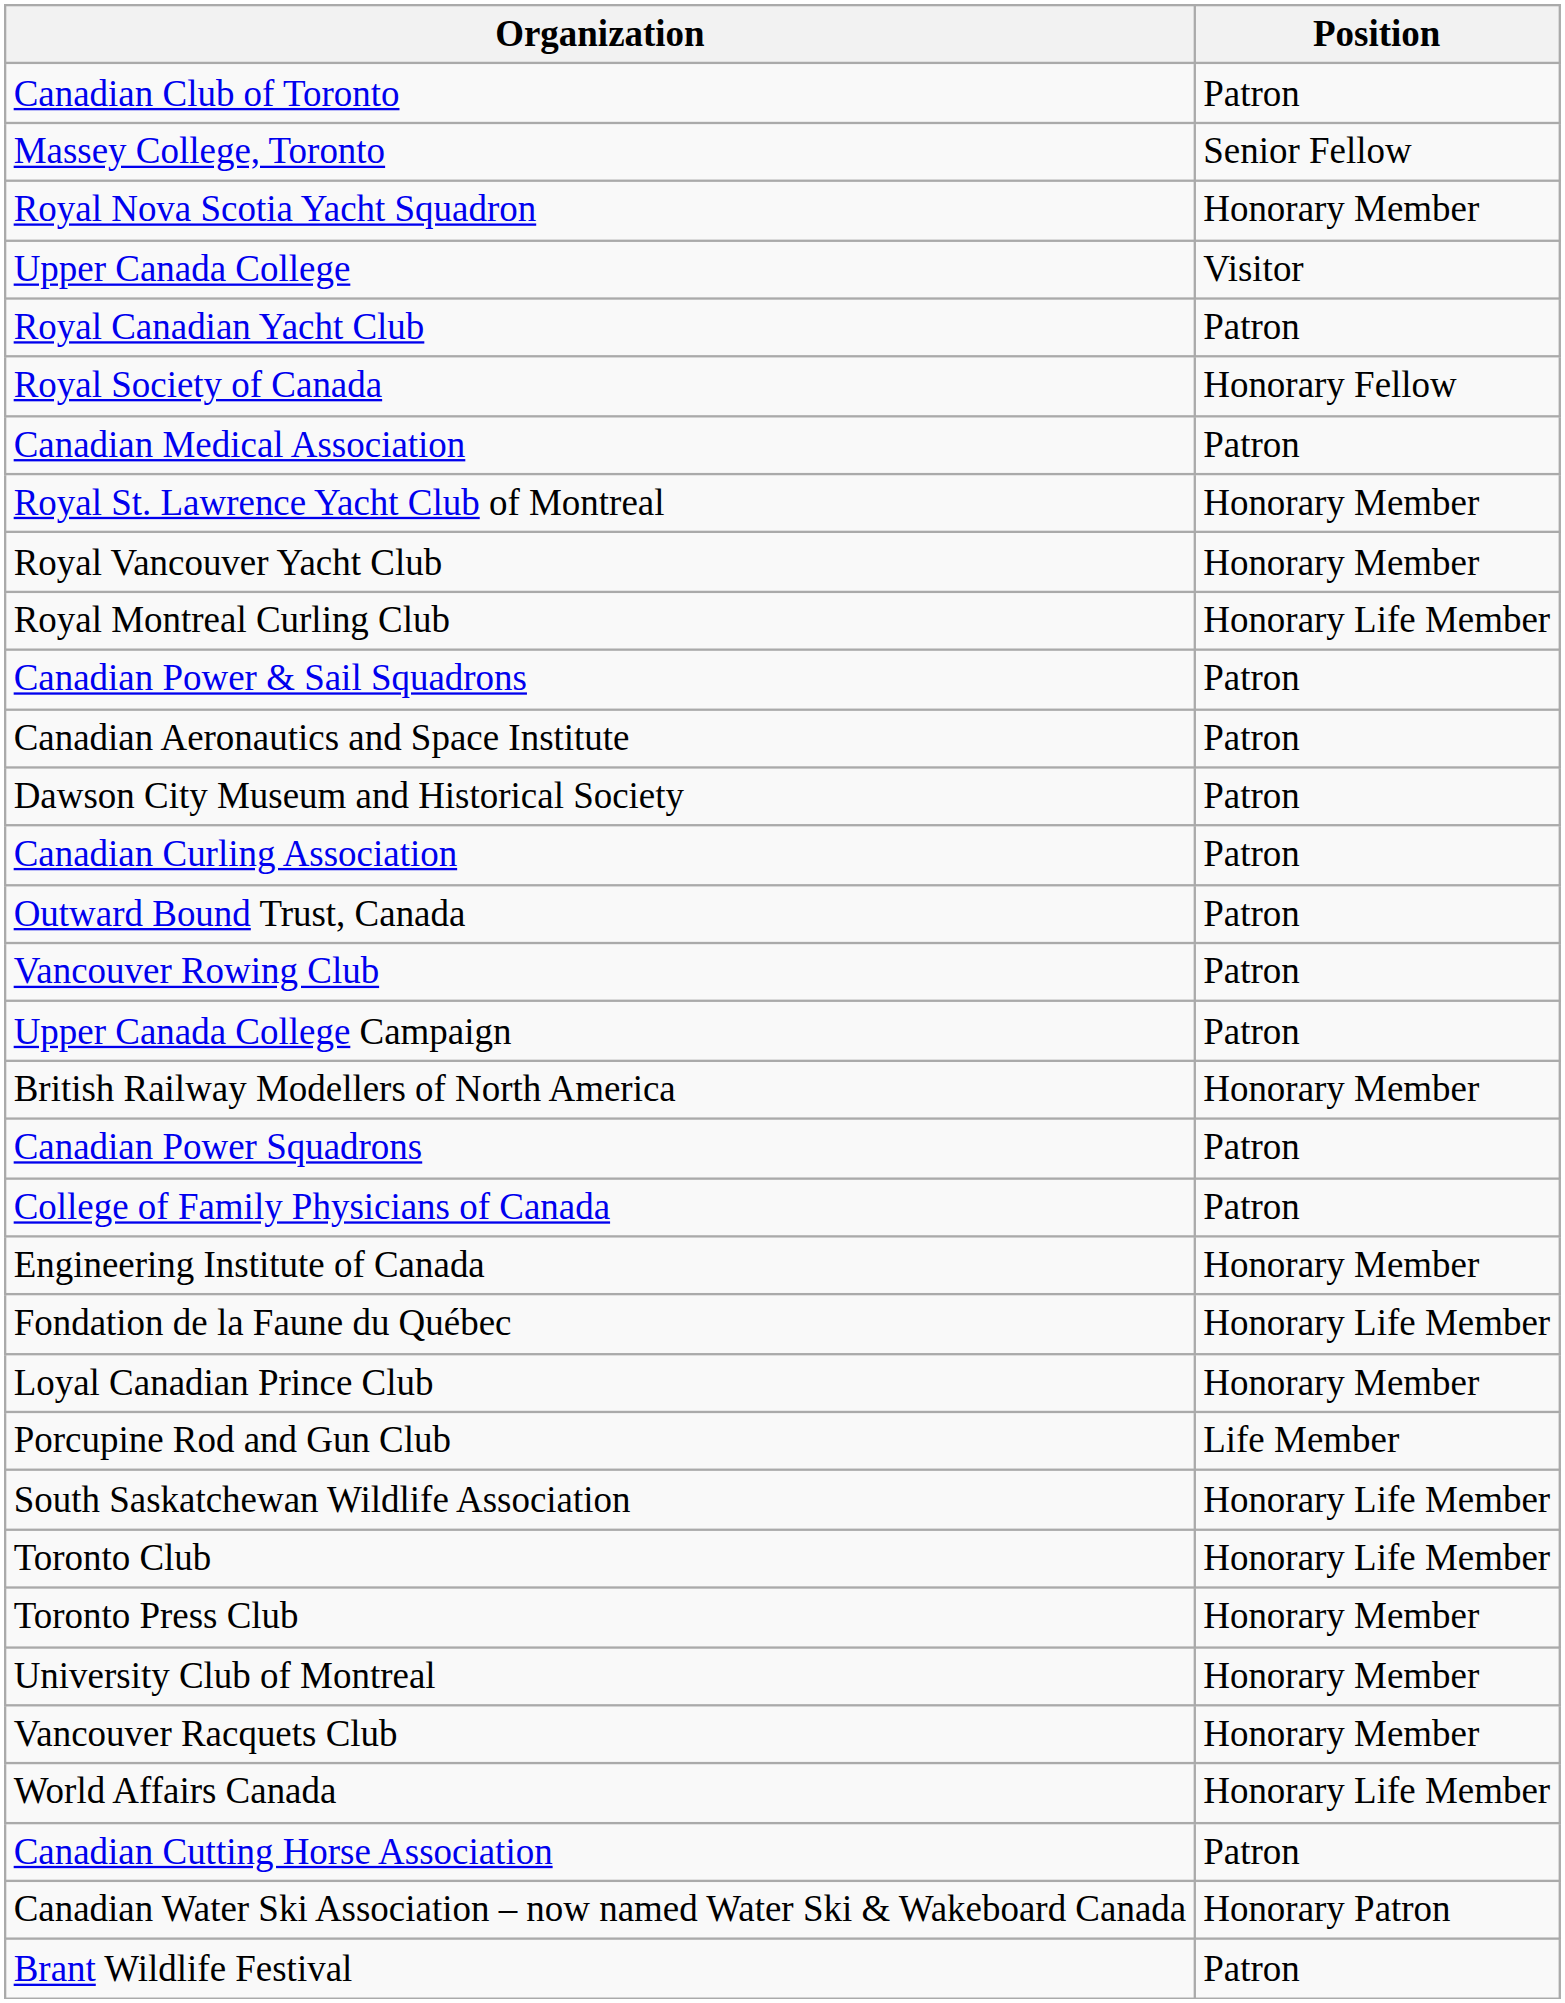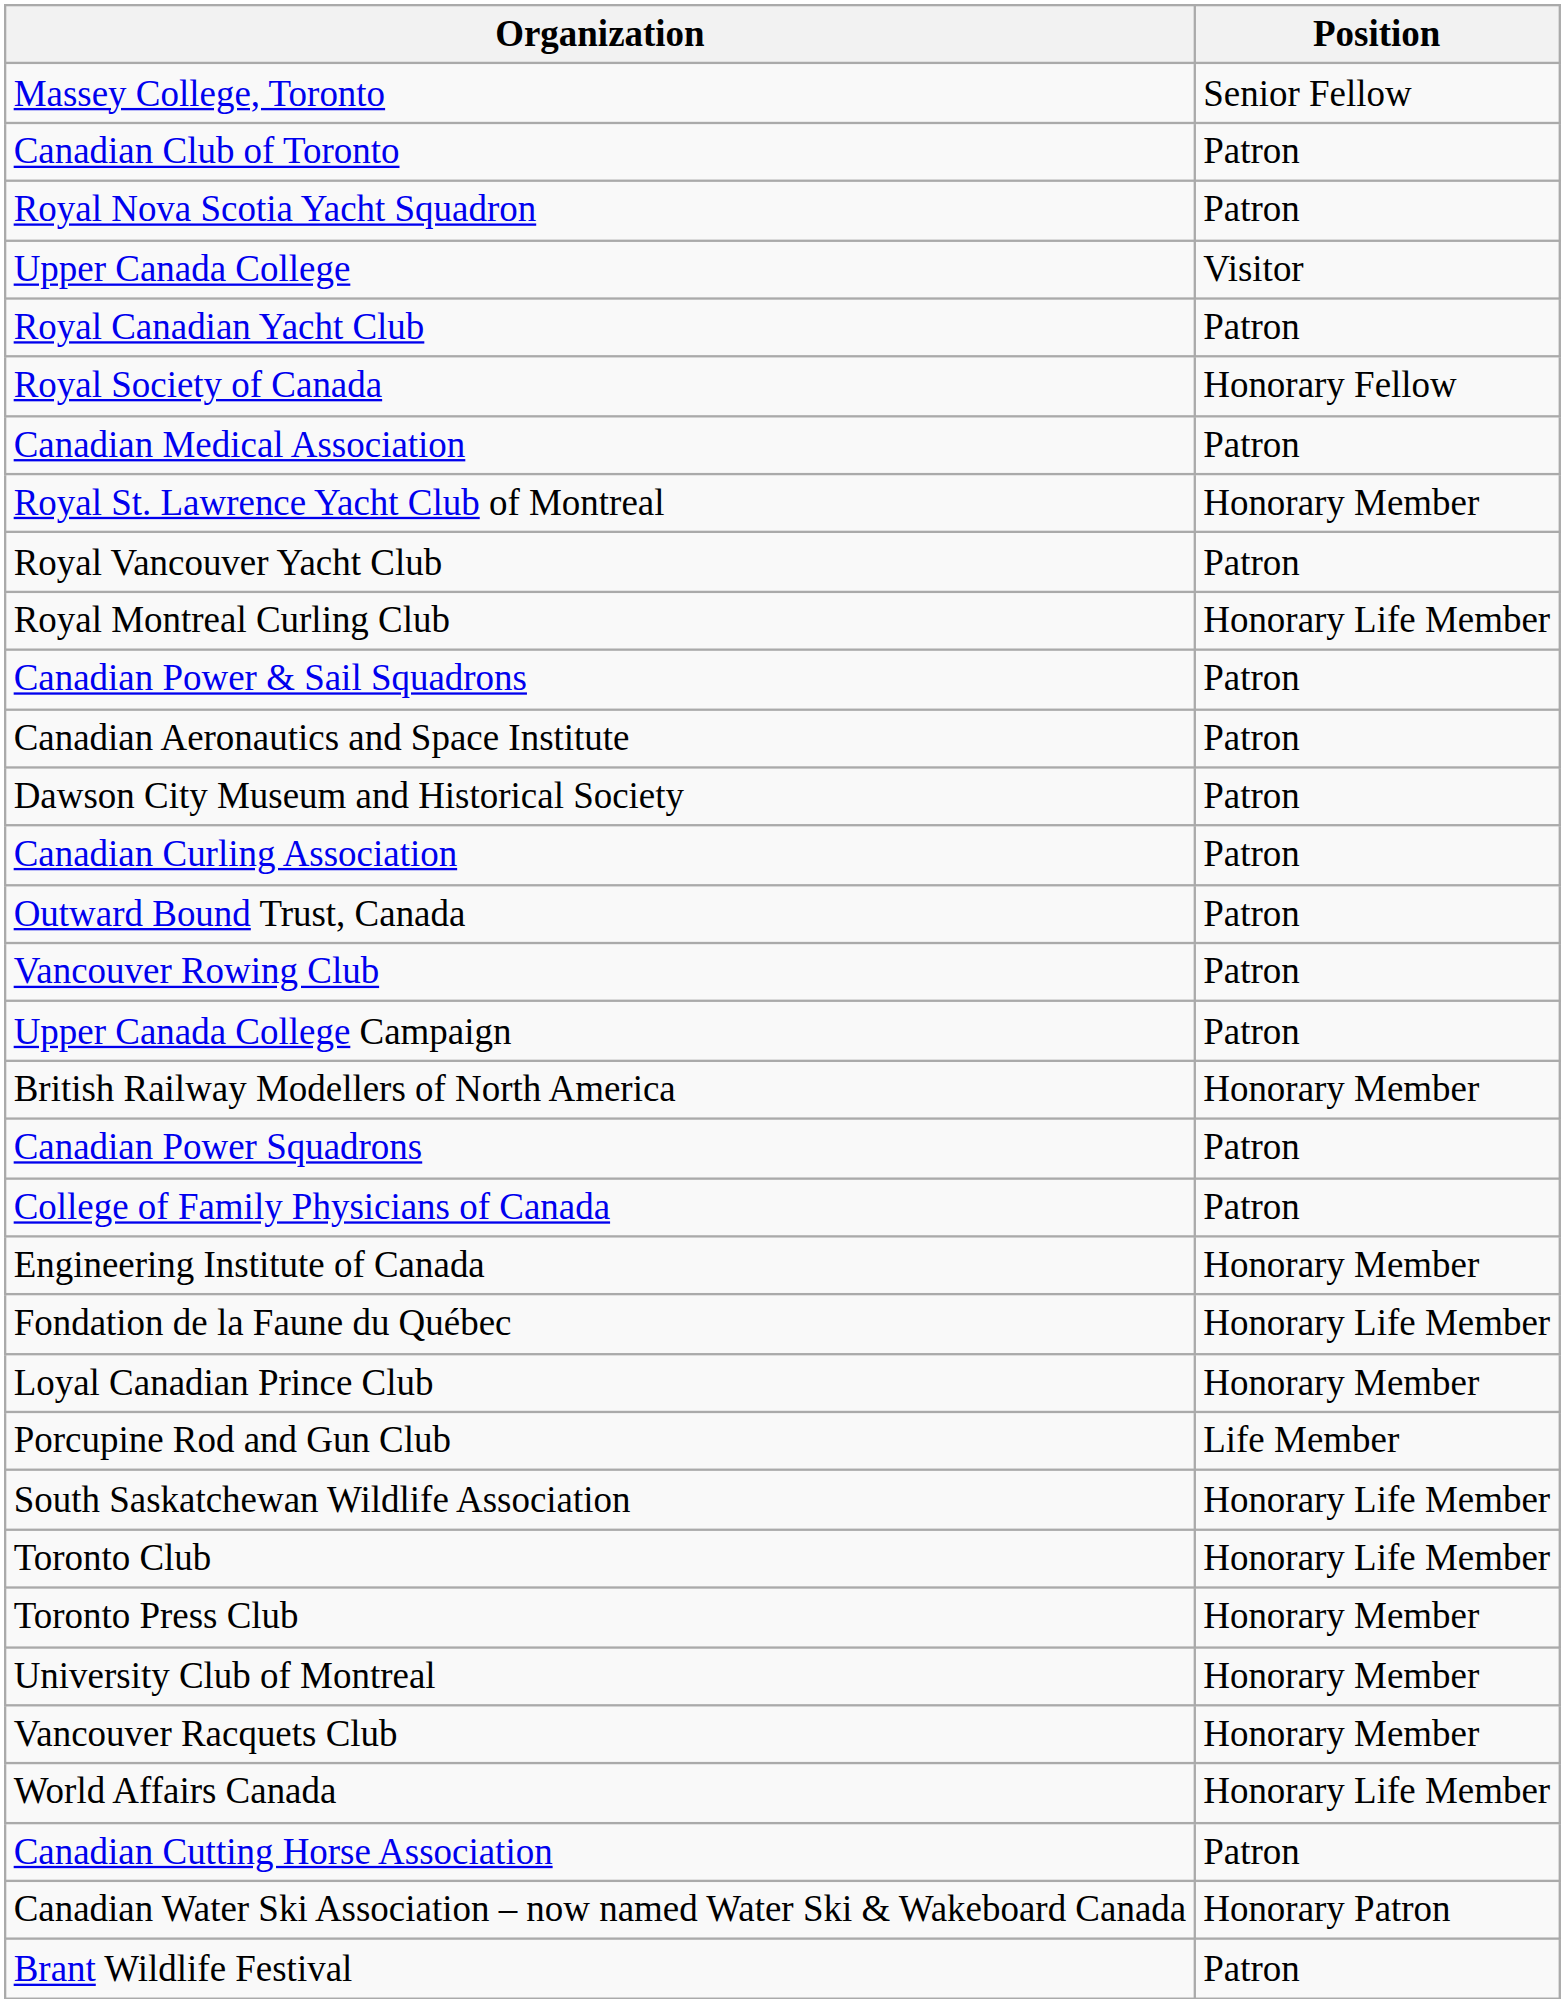rows swapped: (207, 92) <-> (199, 151)
(1341, 209) Honorary Member -> (1251, 209) Patron
(1341, 561) Honorary Member -> (1251, 561) Patron
